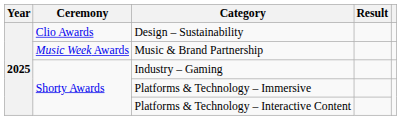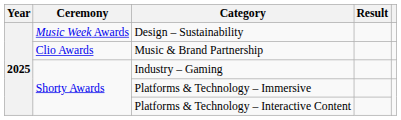(65, 32) Clio Awards -> (82, 32) Music Week Awards
(82, 50) Music Week Awards -> (65, 50) Clio Awards
